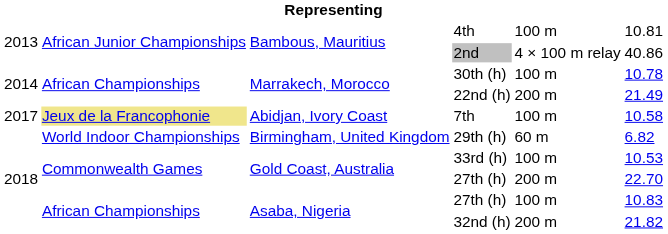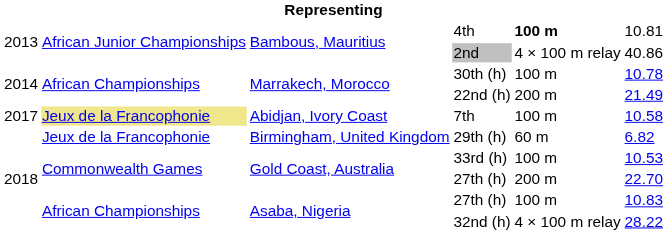(536, 31) normal -> (536, 31) bold
(141, 137) World Indoor Championships -> (126, 137) Jeux de la Francophonie
(536, 221) 200 m -> (568, 221) 4 × 100 m relay
(644, 221) 21.82 -> (644, 221) 28.22
